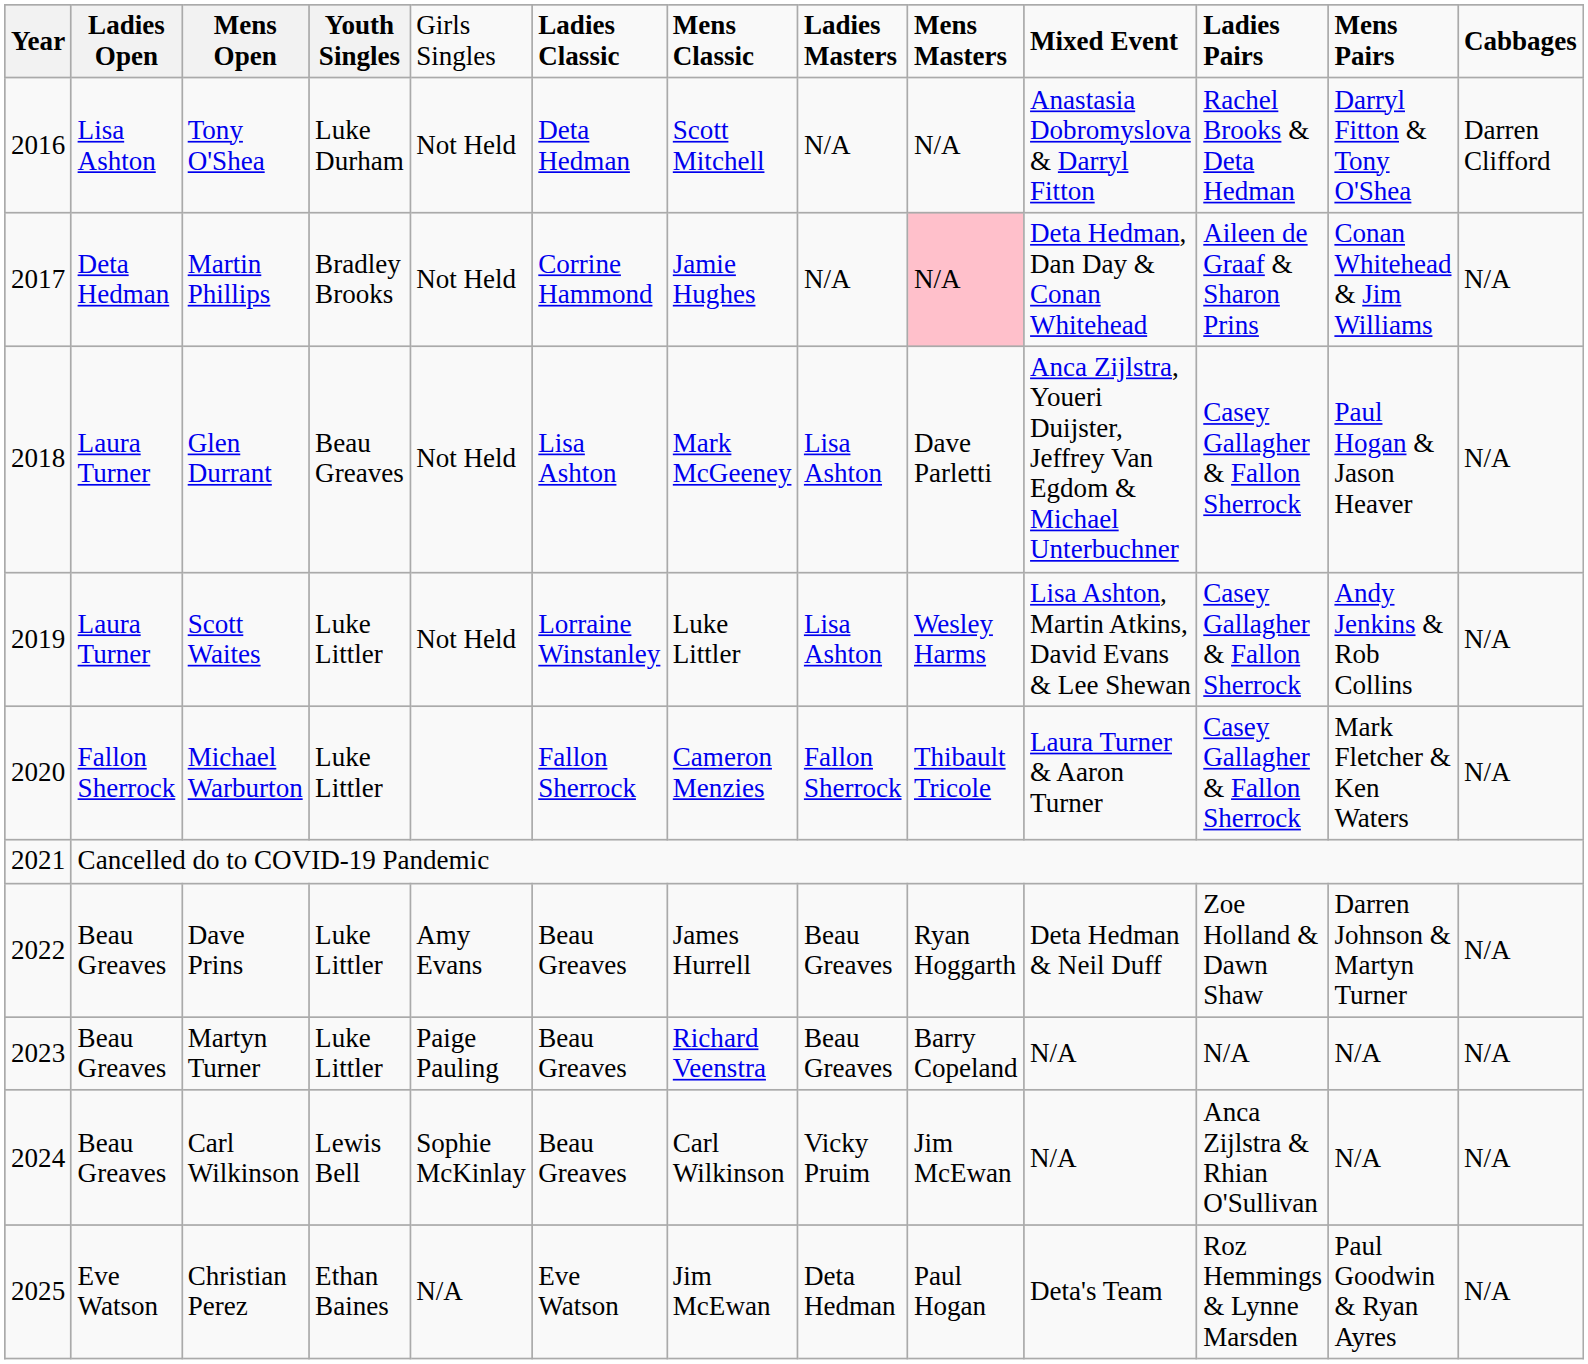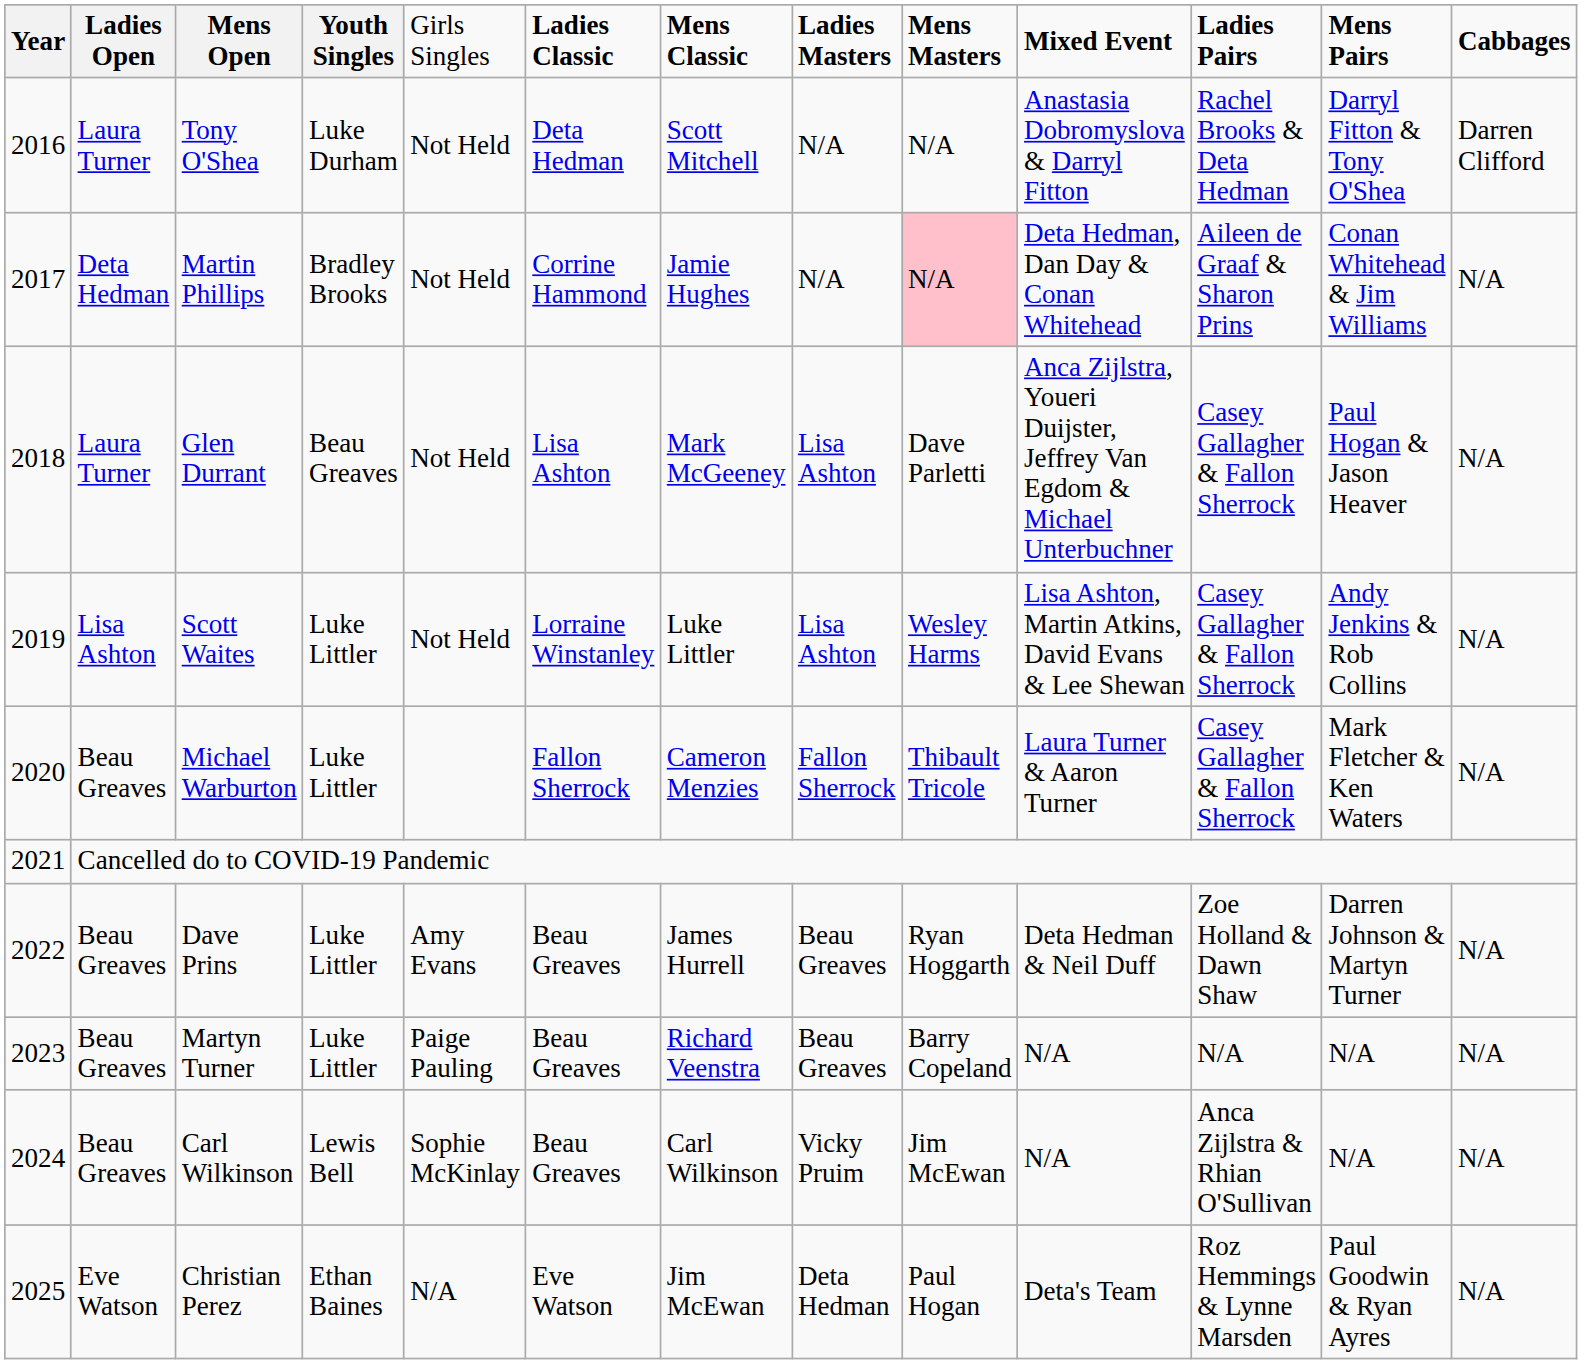(117, 144) Lisa Ashton -> (114, 144) Laura Turner
(114, 638) Laura Turner -> (117, 638) Lisa Ashton
(126, 772) Fallon Sherrock -> (122, 772) Beau Greaves
